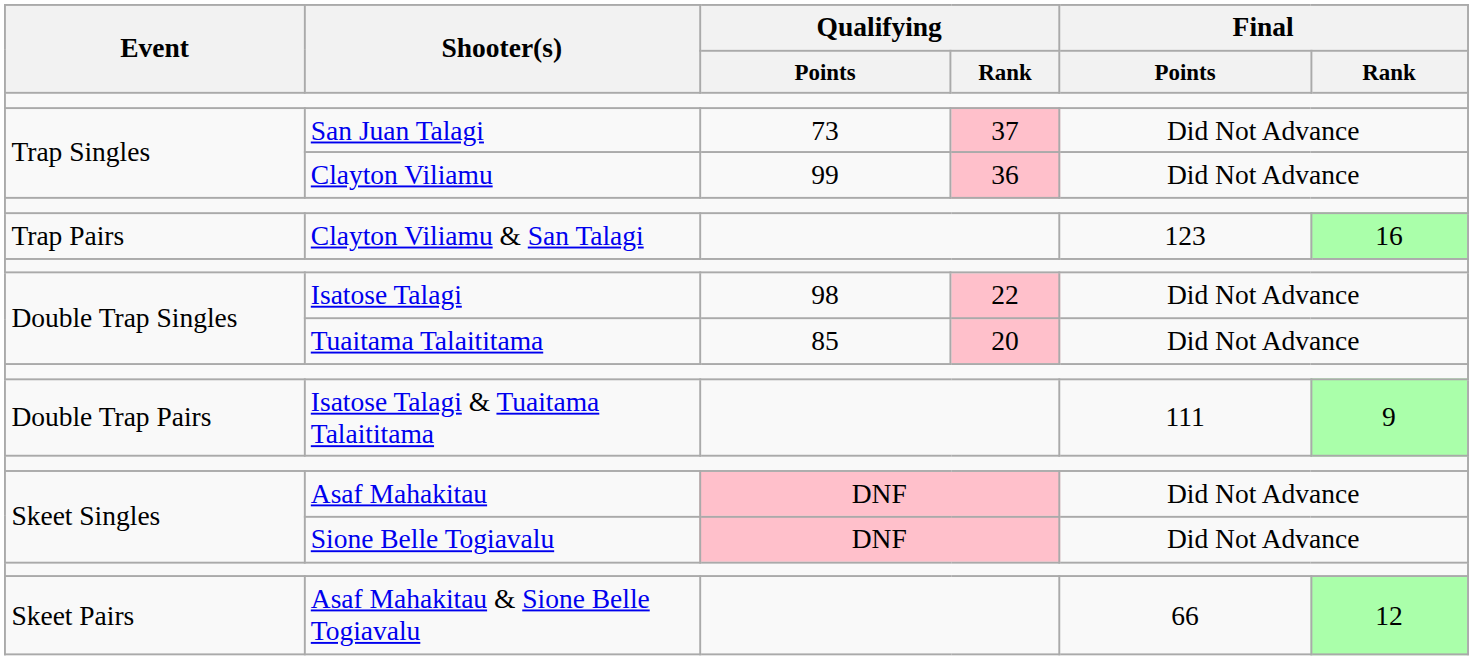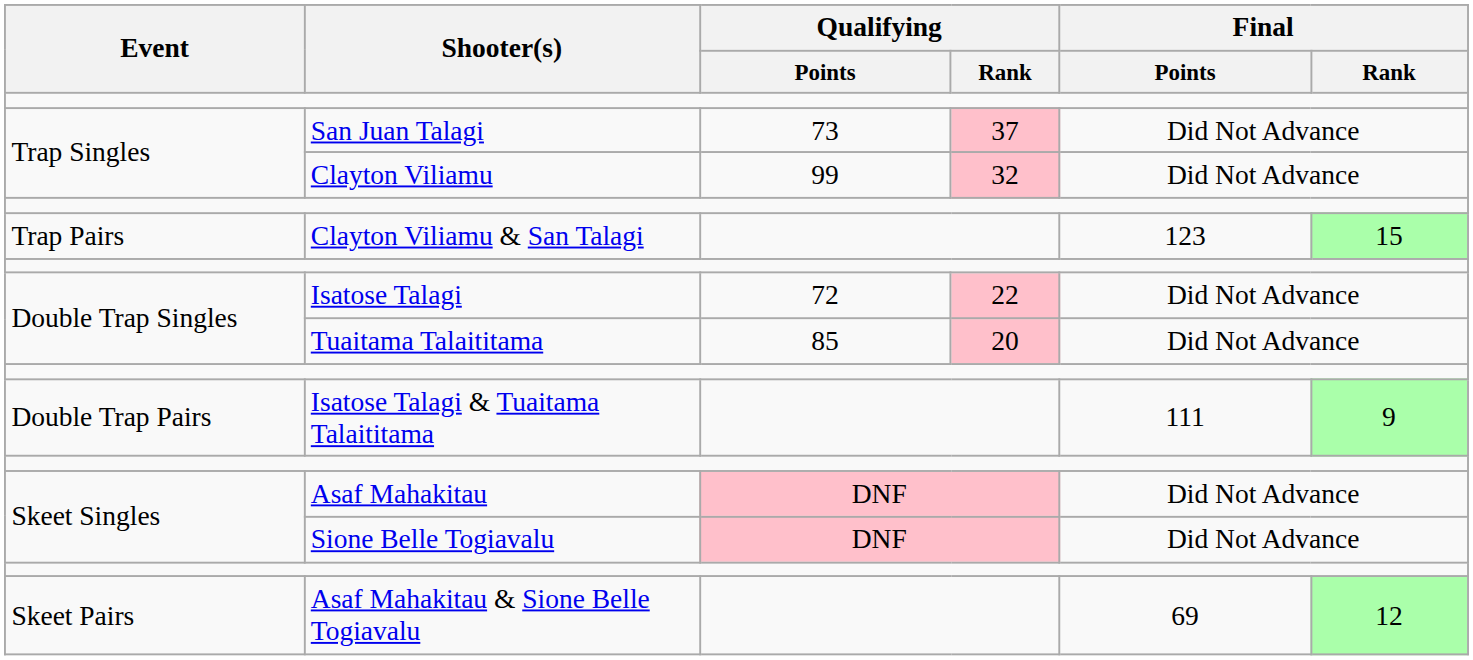(1005, 175) 36 -> (1005, 175) 32
(1389, 235) 16 -> (1389, 235) 15
(825, 295) 98 -> (825, 295) 72
(1185, 615) 66 -> (1185, 615) 69
